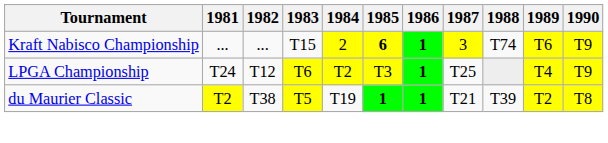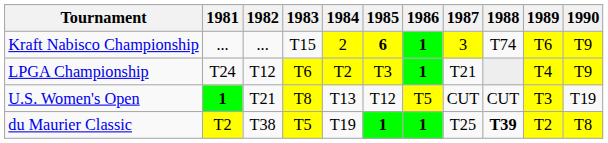(463, 71) T25 -> (463, 71) T21
+ row: (74, 98)
(463, 98) T21 -> (463, 125) T25
(503, 98) normal -> (503, 125) bold
